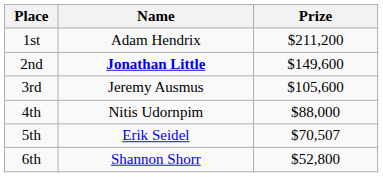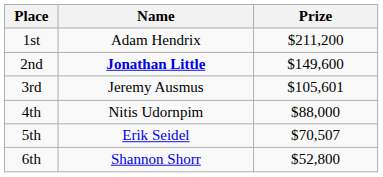(316, 87) $105,600 -> (316, 87) $105,601
